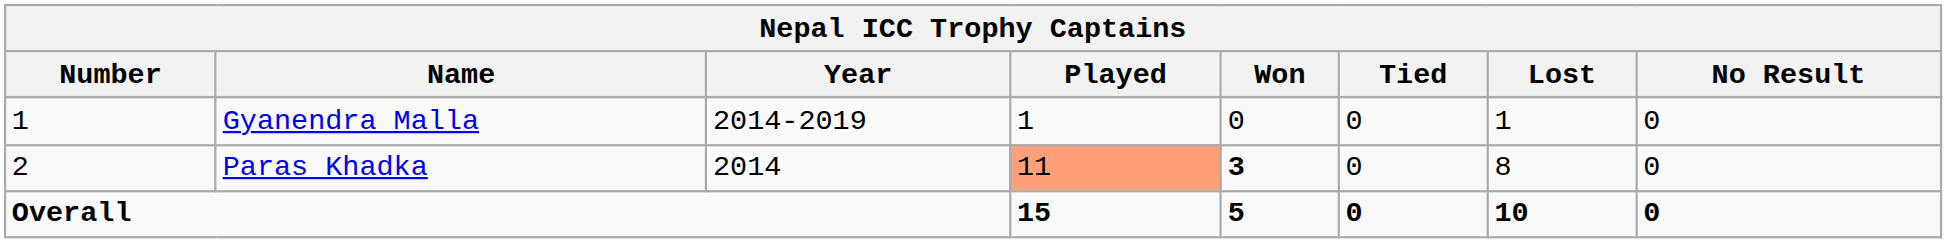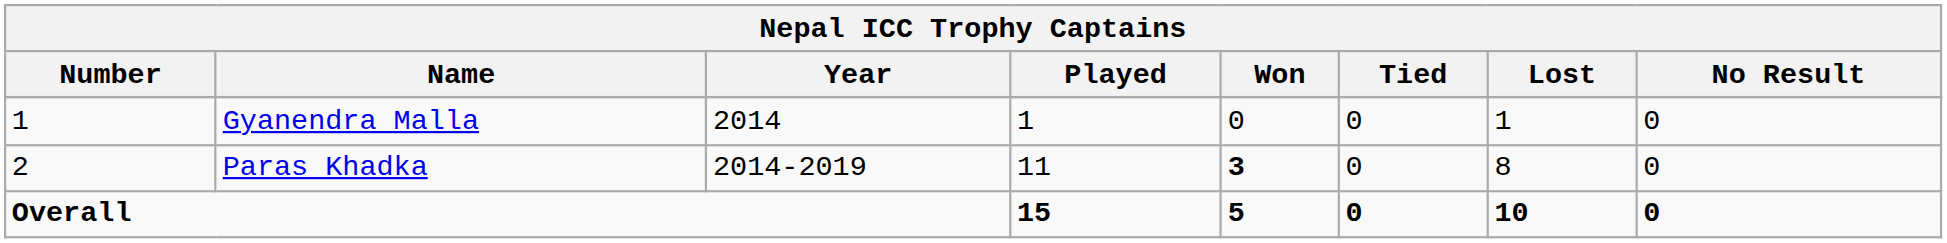(790, 121) 2014-2019 -> (747, 121) 2014
(747, 167) 2014 -> (790, 167) 2014-2019
(1034, 167) lightsalmon background -> (1034, 167) no background
